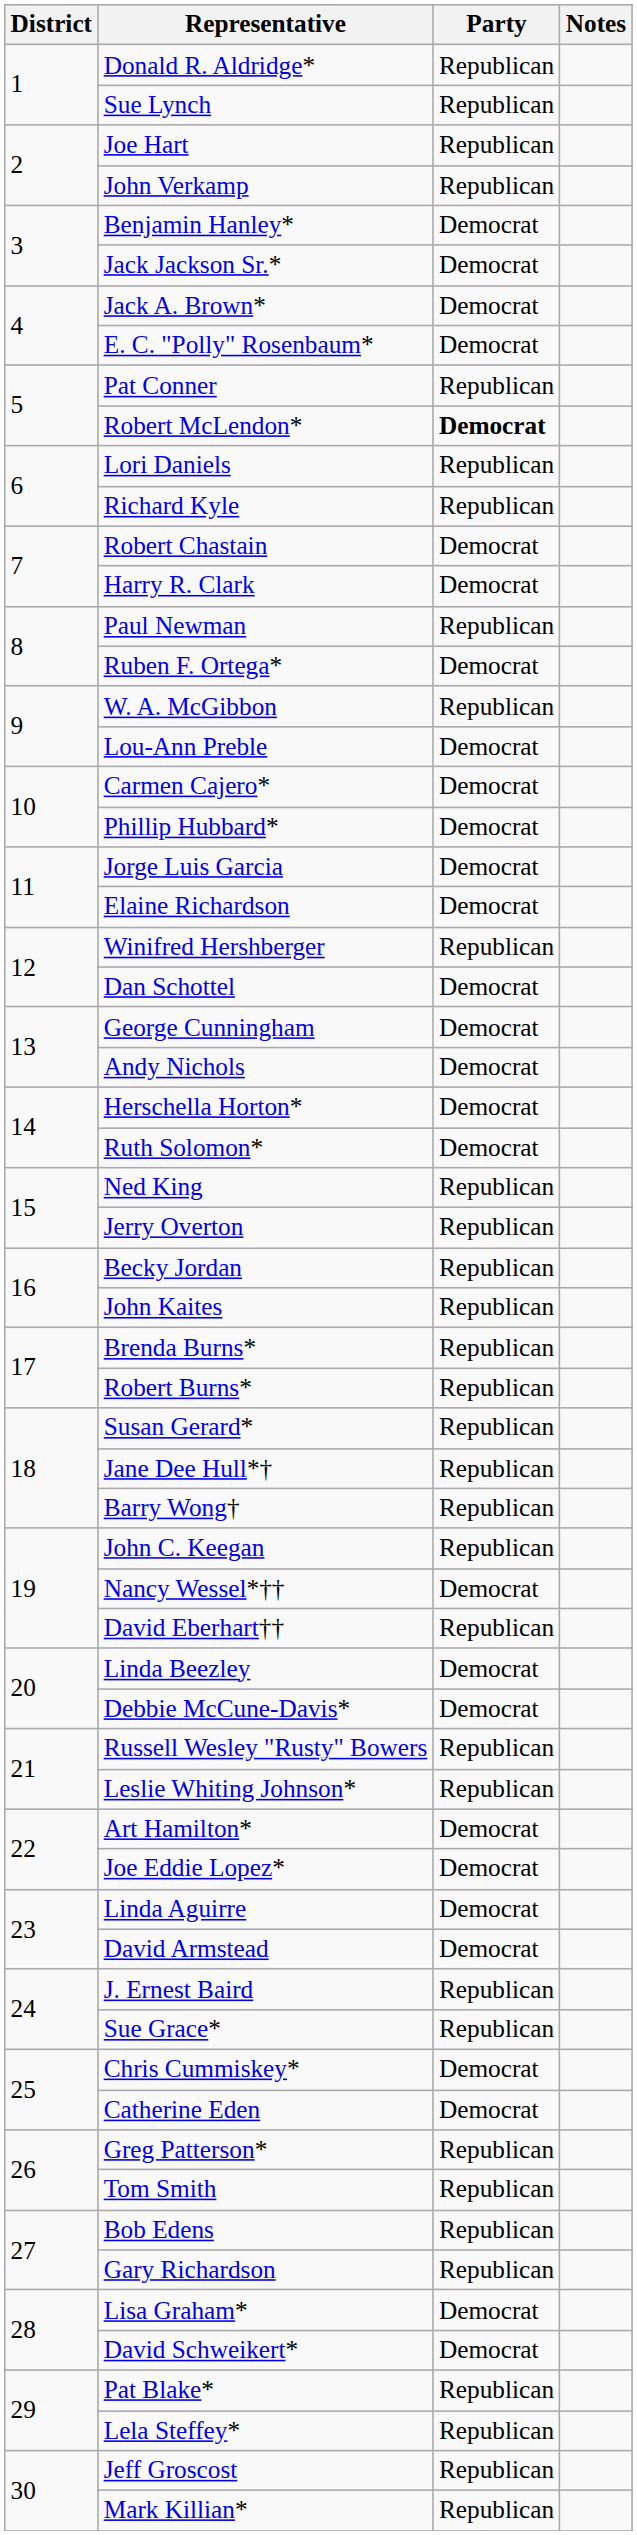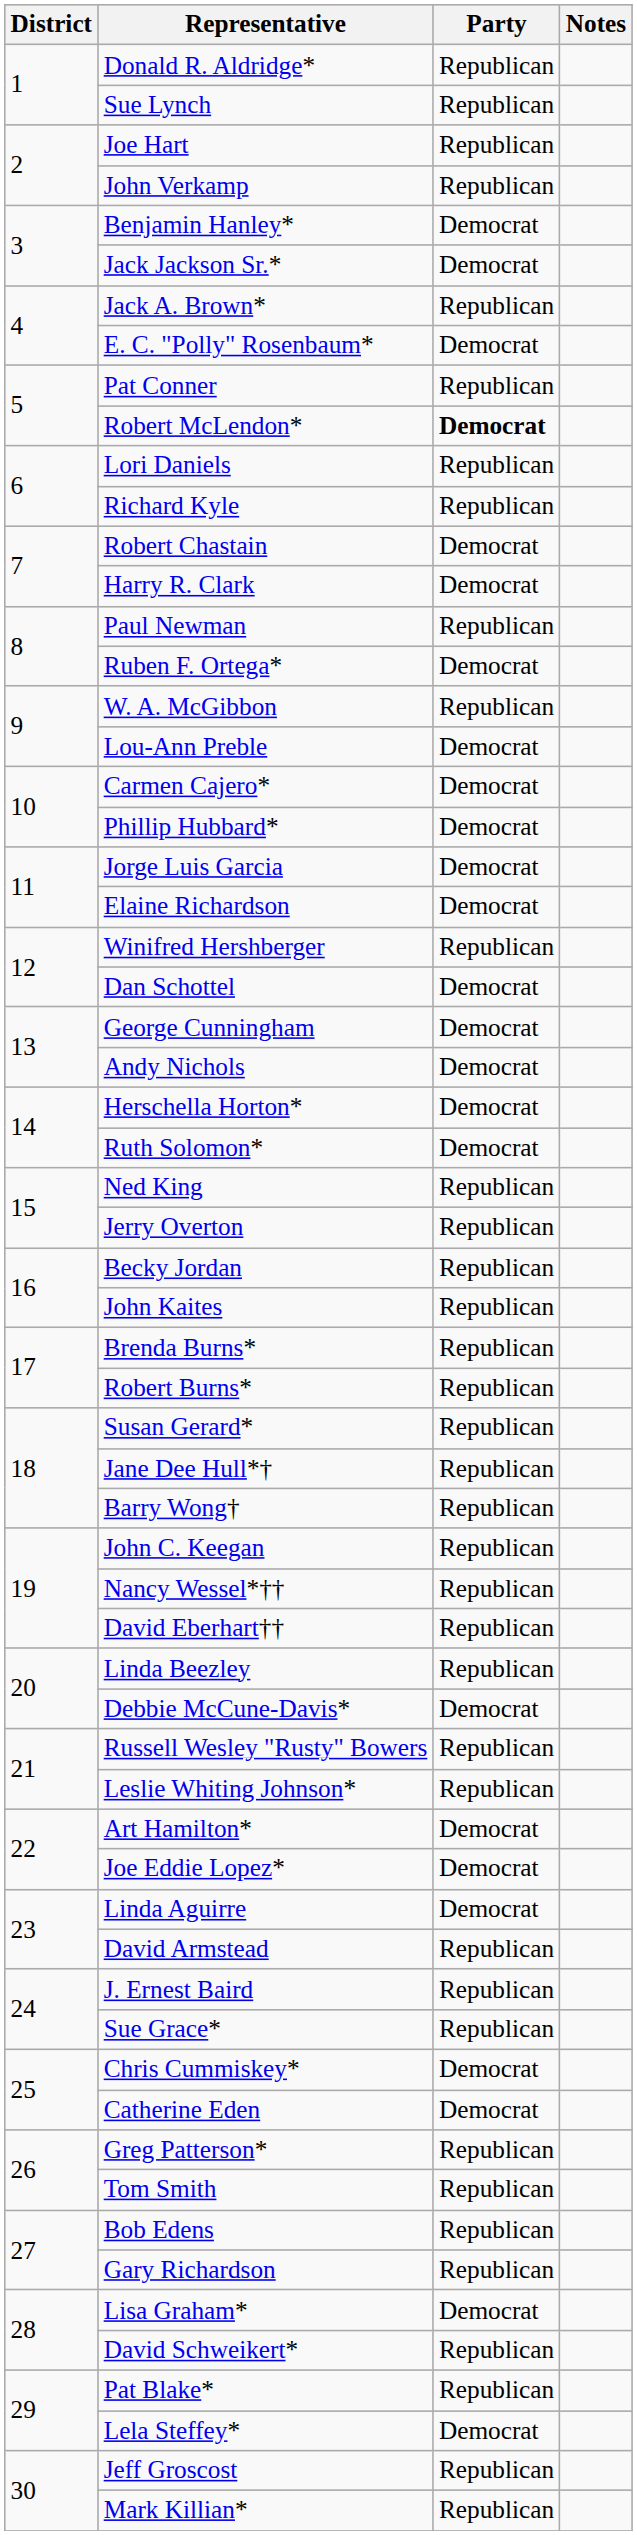(489, 305) Democrat -> (497, 305) Republican
(489, 1588) Democrat -> (497, 1588) Republican
(489, 1668) Democrat -> (497, 1668) Republican
(489, 1948) Democrat -> (497, 1948) Republican
(489, 2349) Democrat -> (497, 2349) Republican
(497, 2430) Republican -> (489, 2430) Democrat
